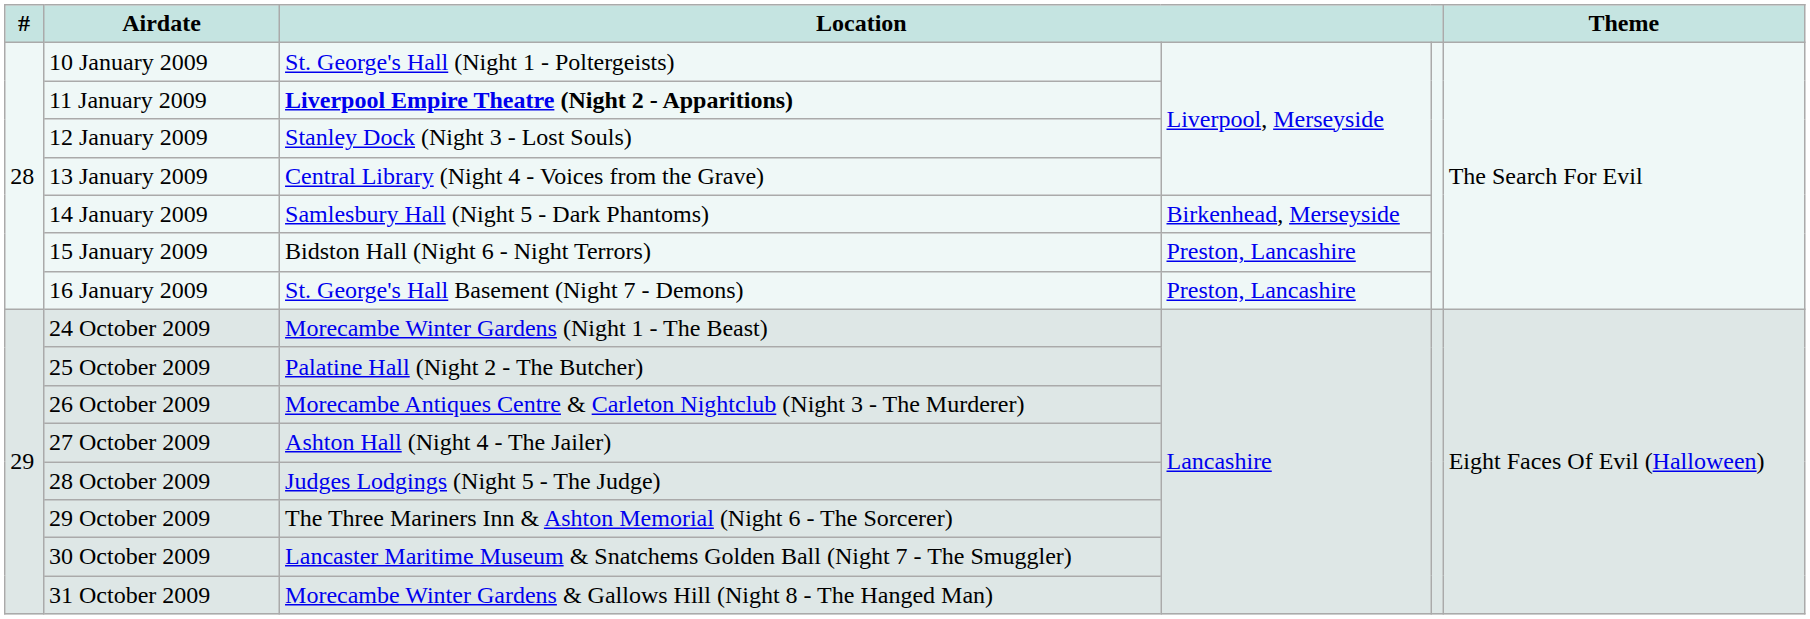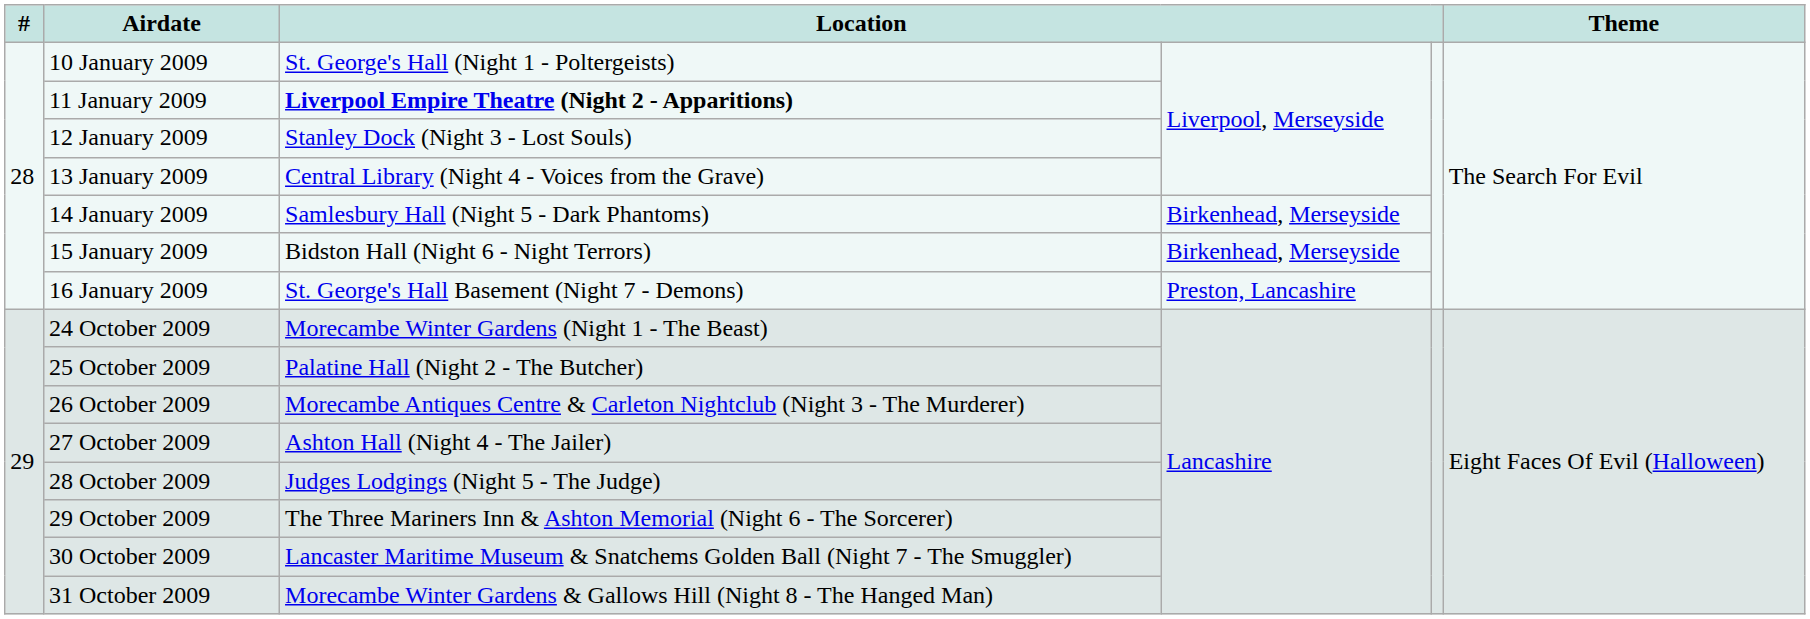(1261, 251) Preston, Lancashire -> (1283, 251) Birkenhead, Merseyside
